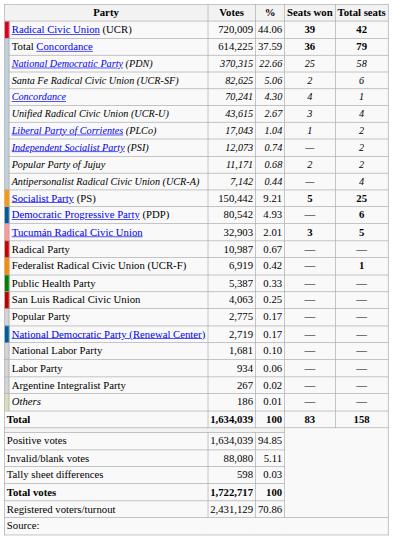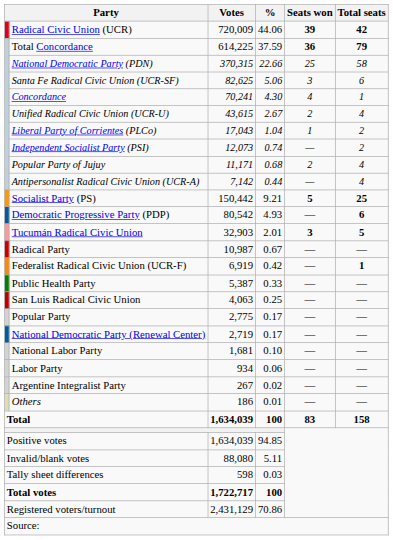(310, 80) 2 -> (310, 80) 3
(310, 114) 3 -> (310, 114) 2
(362, 164) 2 -> (362, 164) 4
